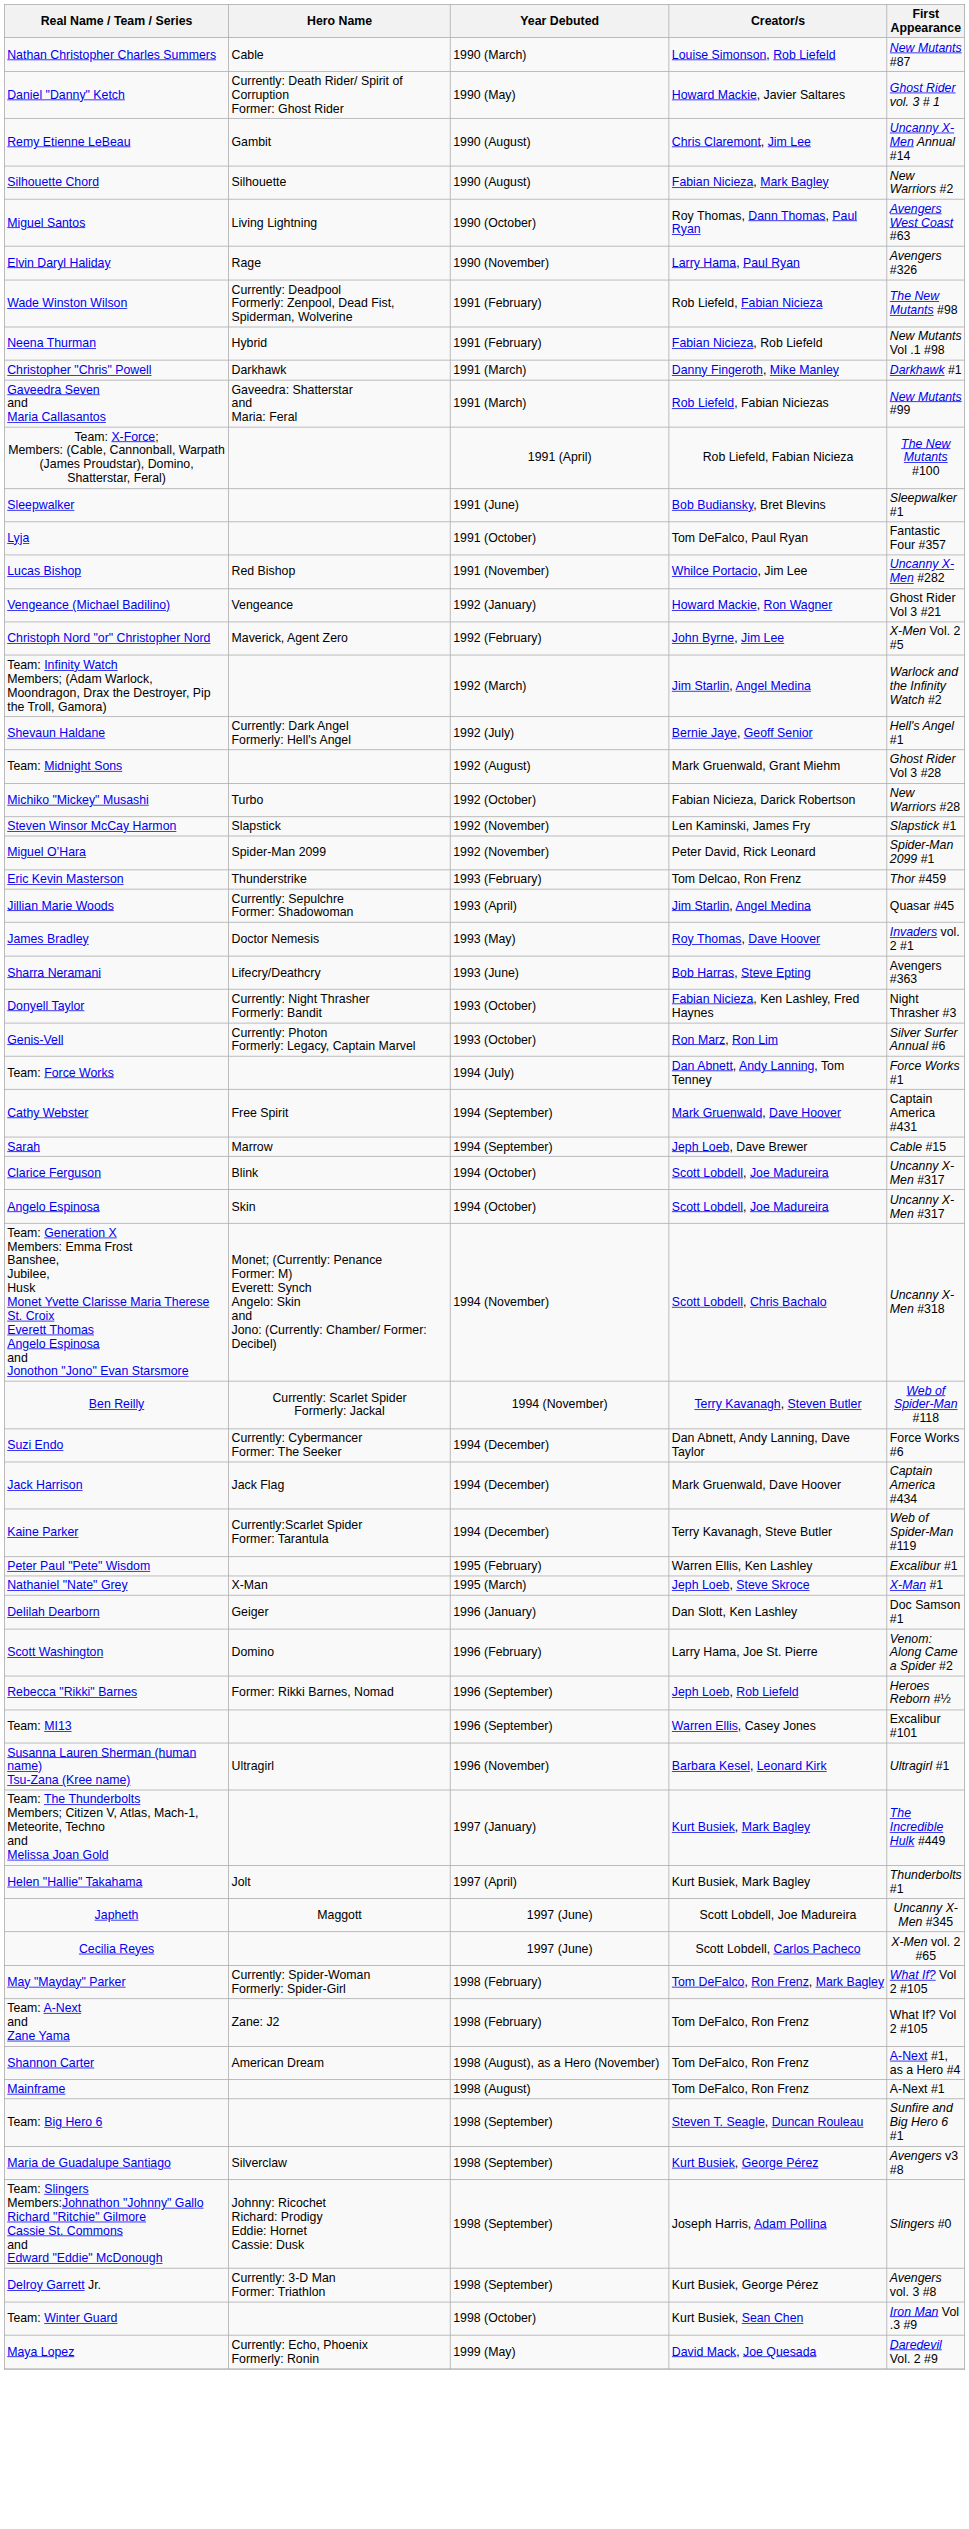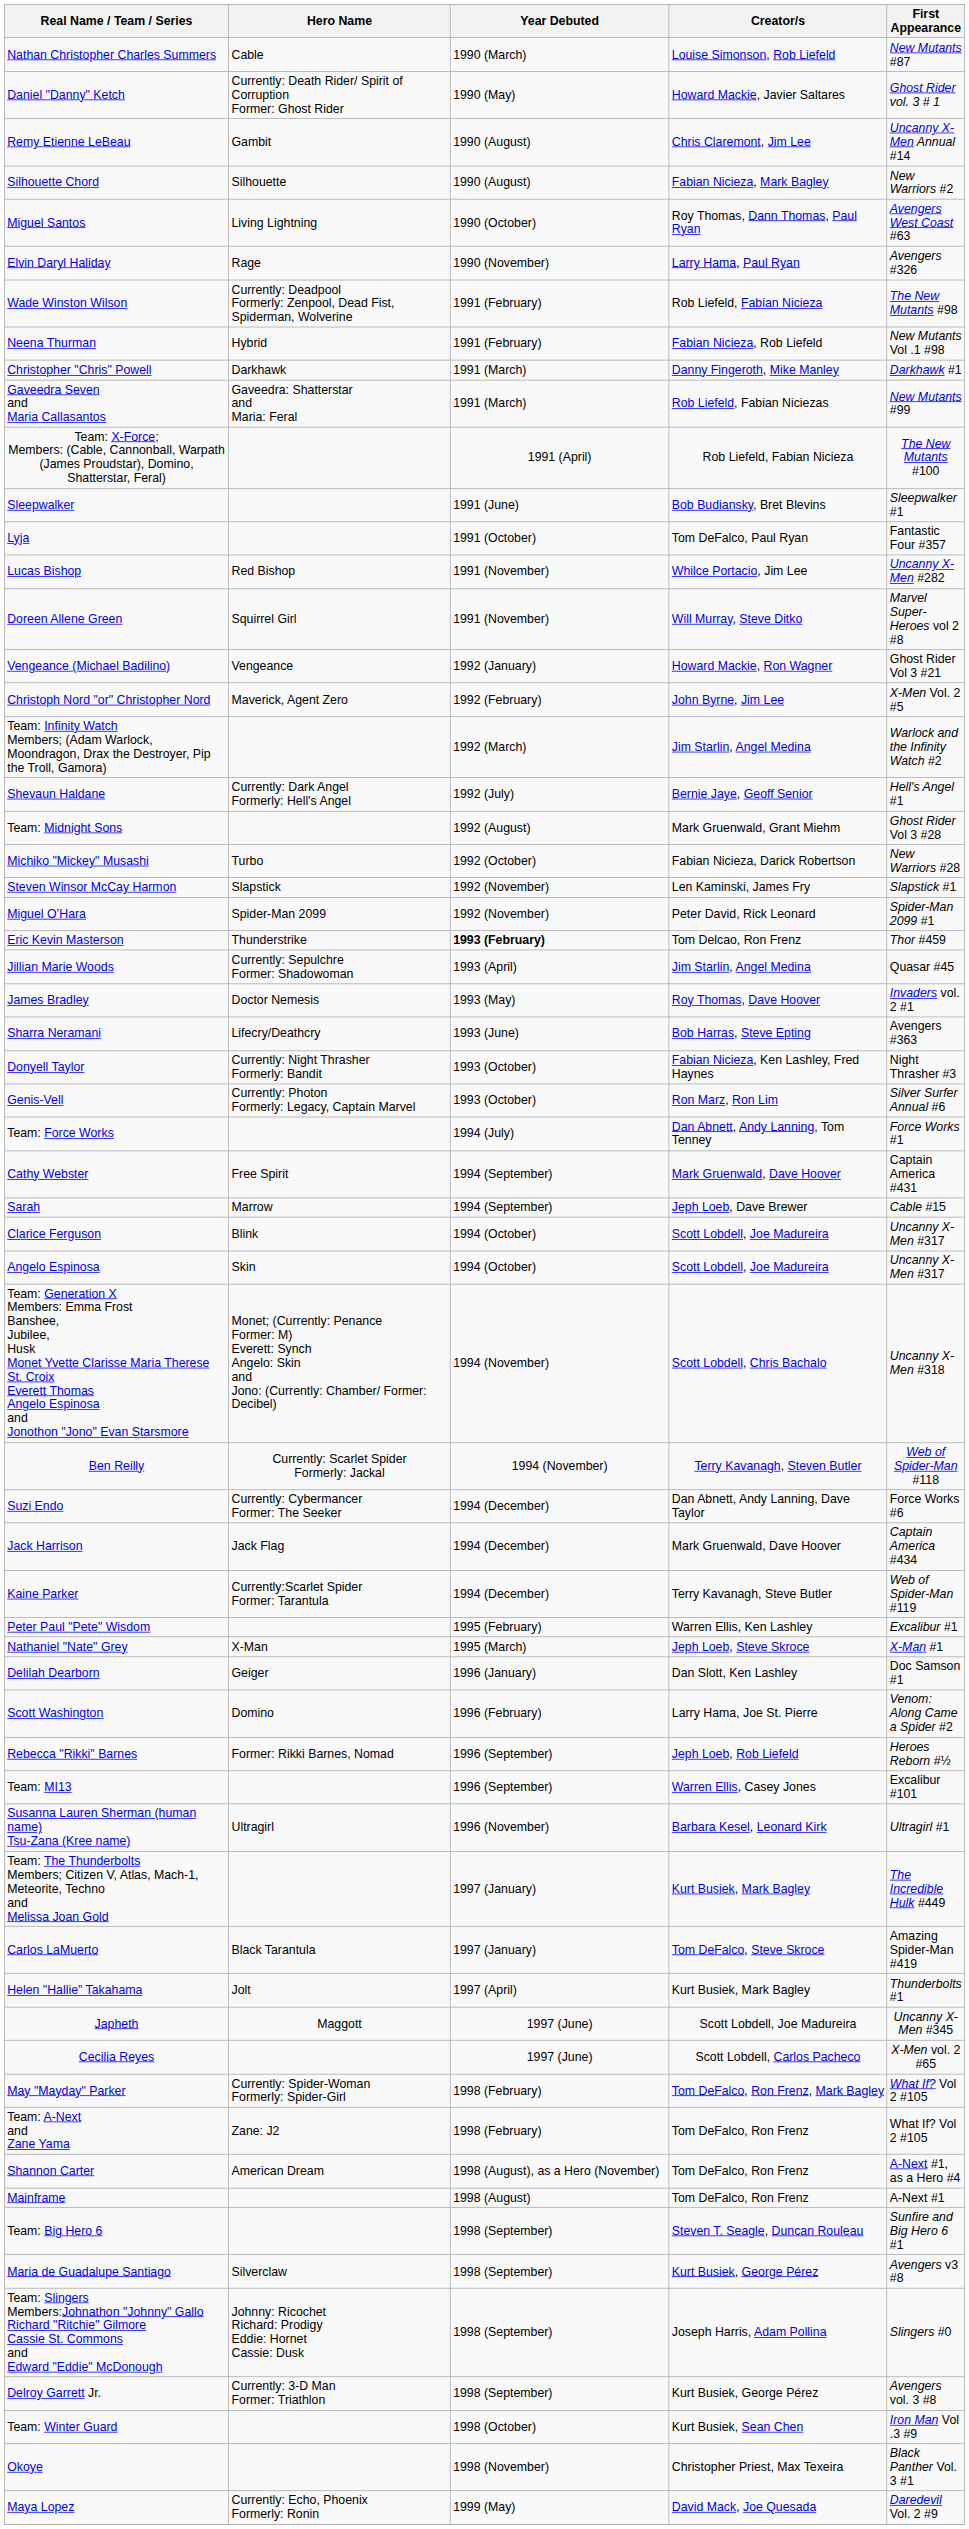+ row: (65, 619)
(497, 879) normal -> (499, 940) bold
+ row: (53, 1950)
+ row: (25, 2467)
